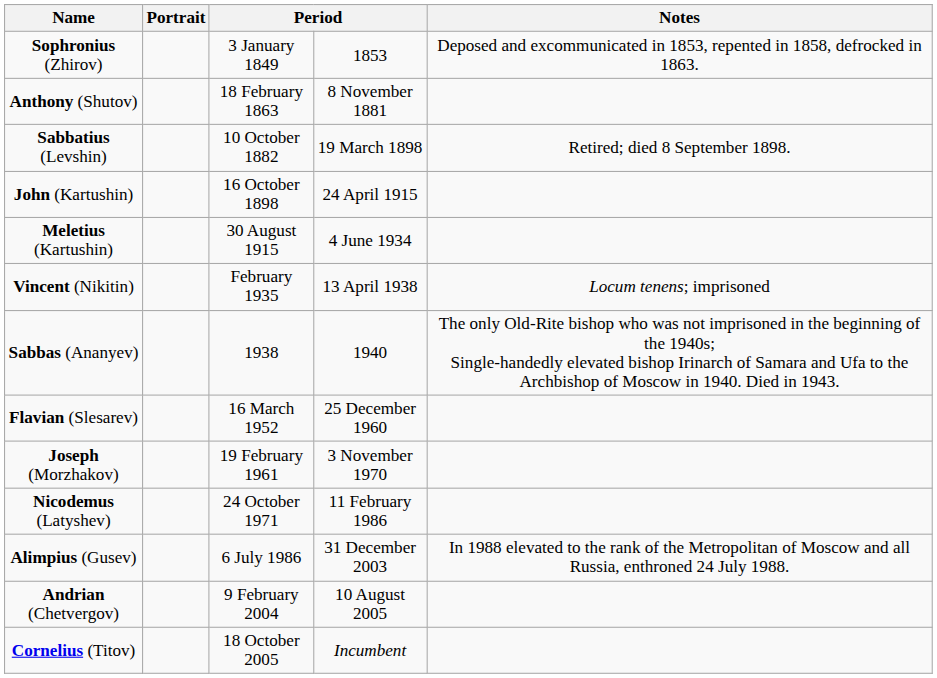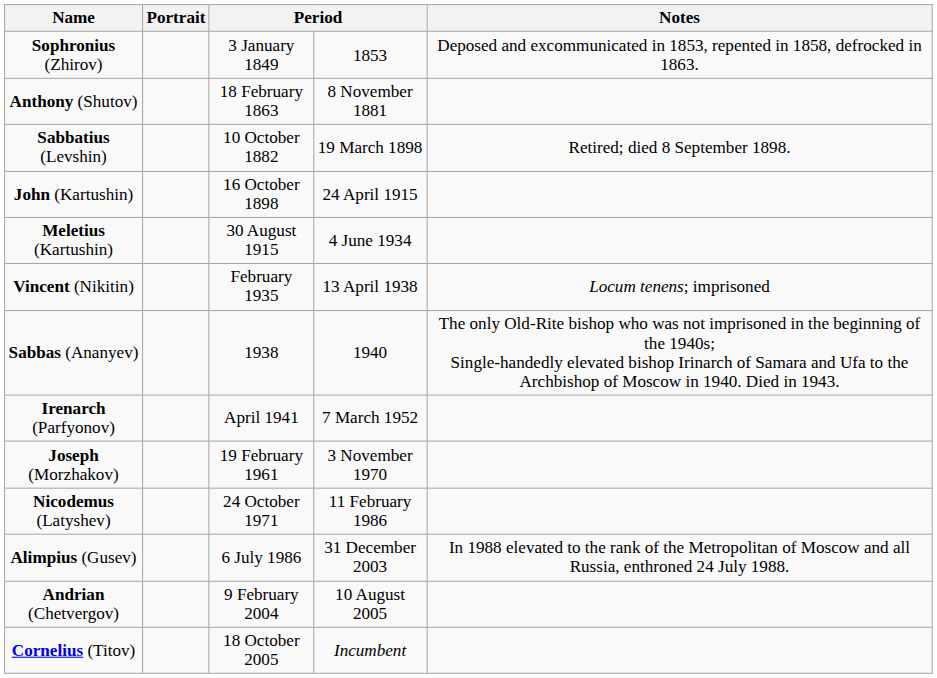+ row: (74, 418)
- row: (74, 418)
